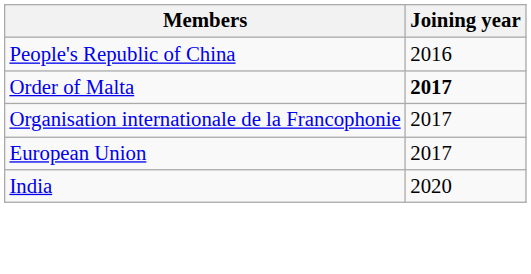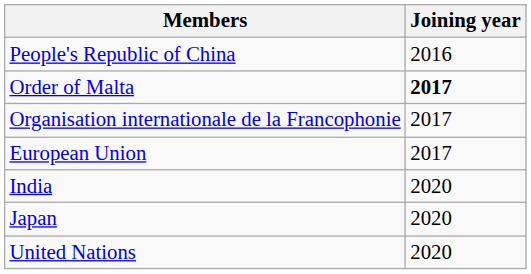+ row: (33, 218)
+ row: (73, 251)
